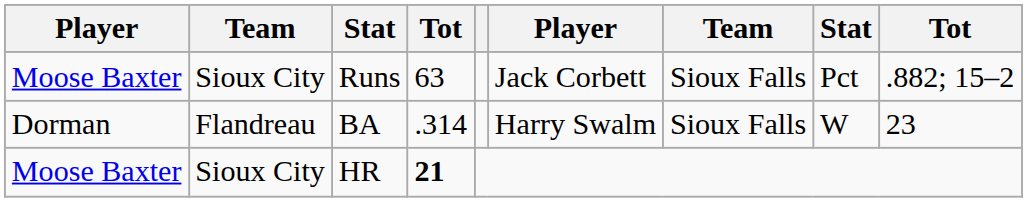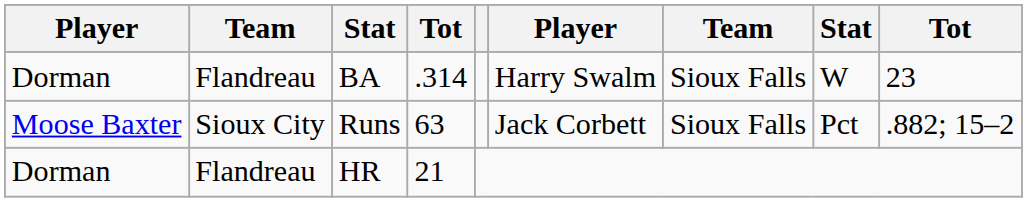rows swapped: (360, 123) <-> (370, 76)
(97, 171) Moose Baxter -> (61, 171) Dorman
(260, 171) Sioux City -> (255, 171) Flandreau
(429, 171) bold -> (429, 171) normal
